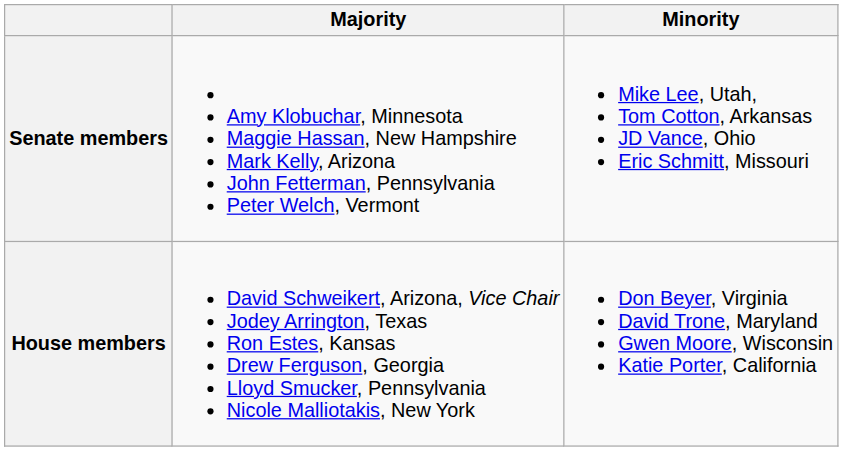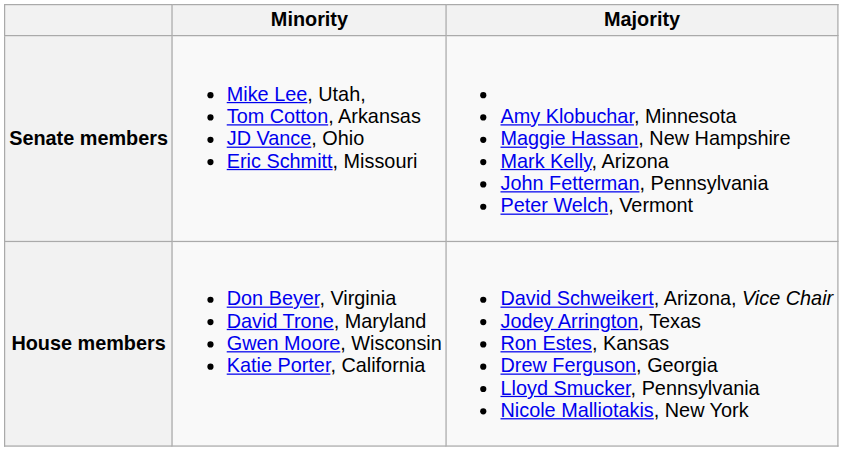columns swapped: (368, 20) <-> (701, 20)
